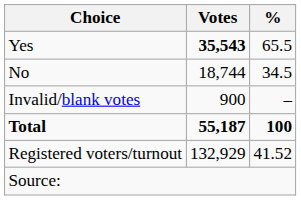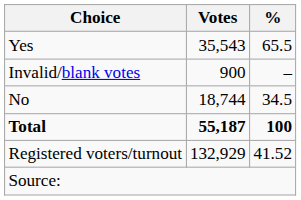(222, 45) bold -> (222, 45) normal
rows swapped: (19, 72) <-> (74, 99)
